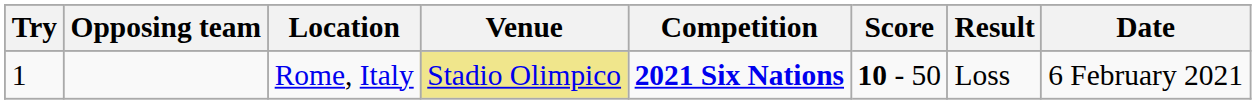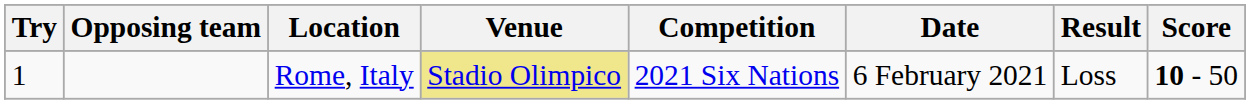columns swapped: (1146, 27) <-> (899, 27)
(739, 74) bold -> (737, 74) normal
